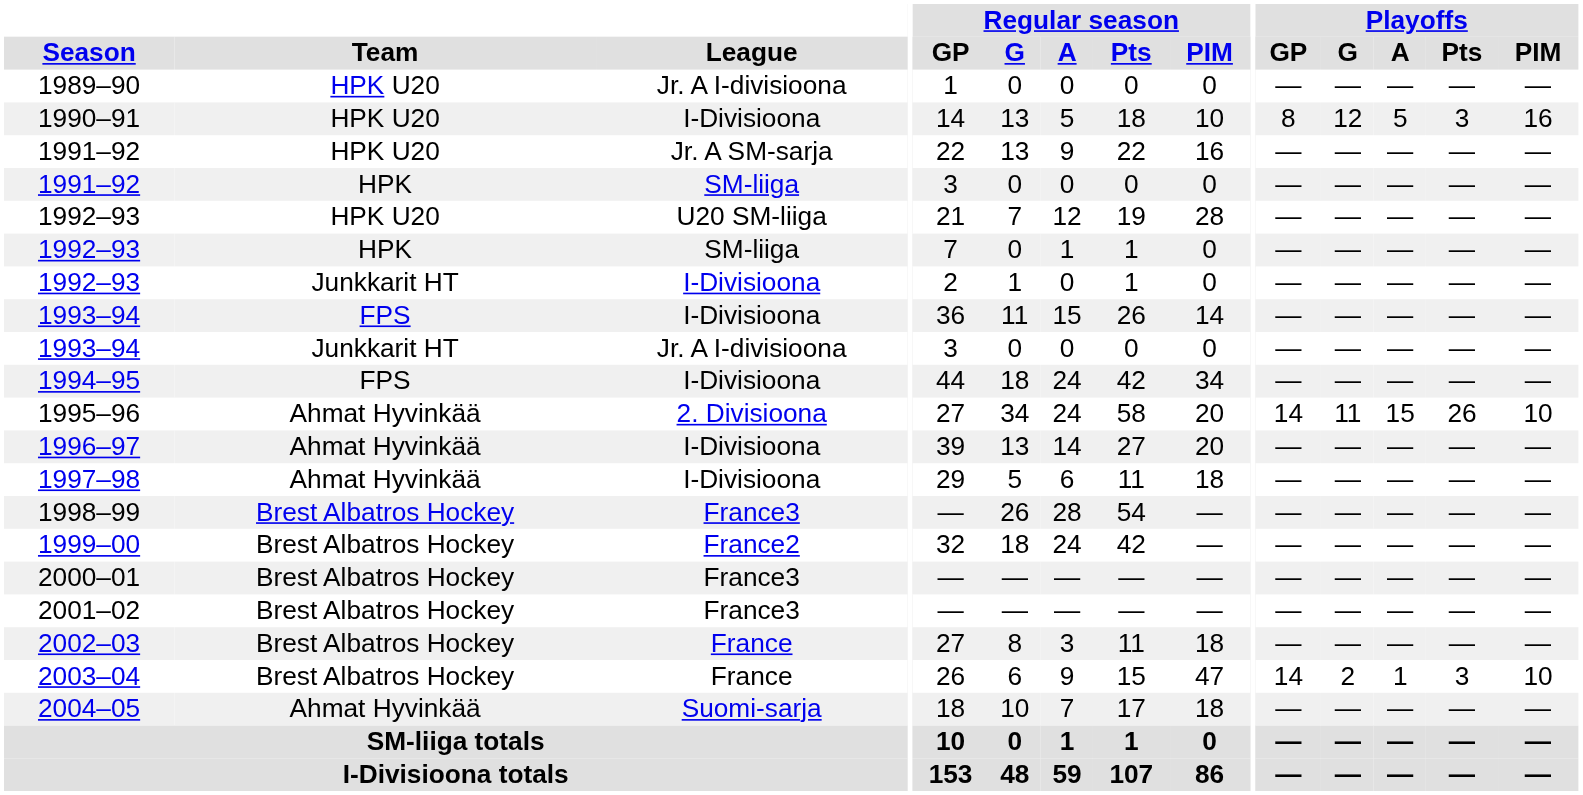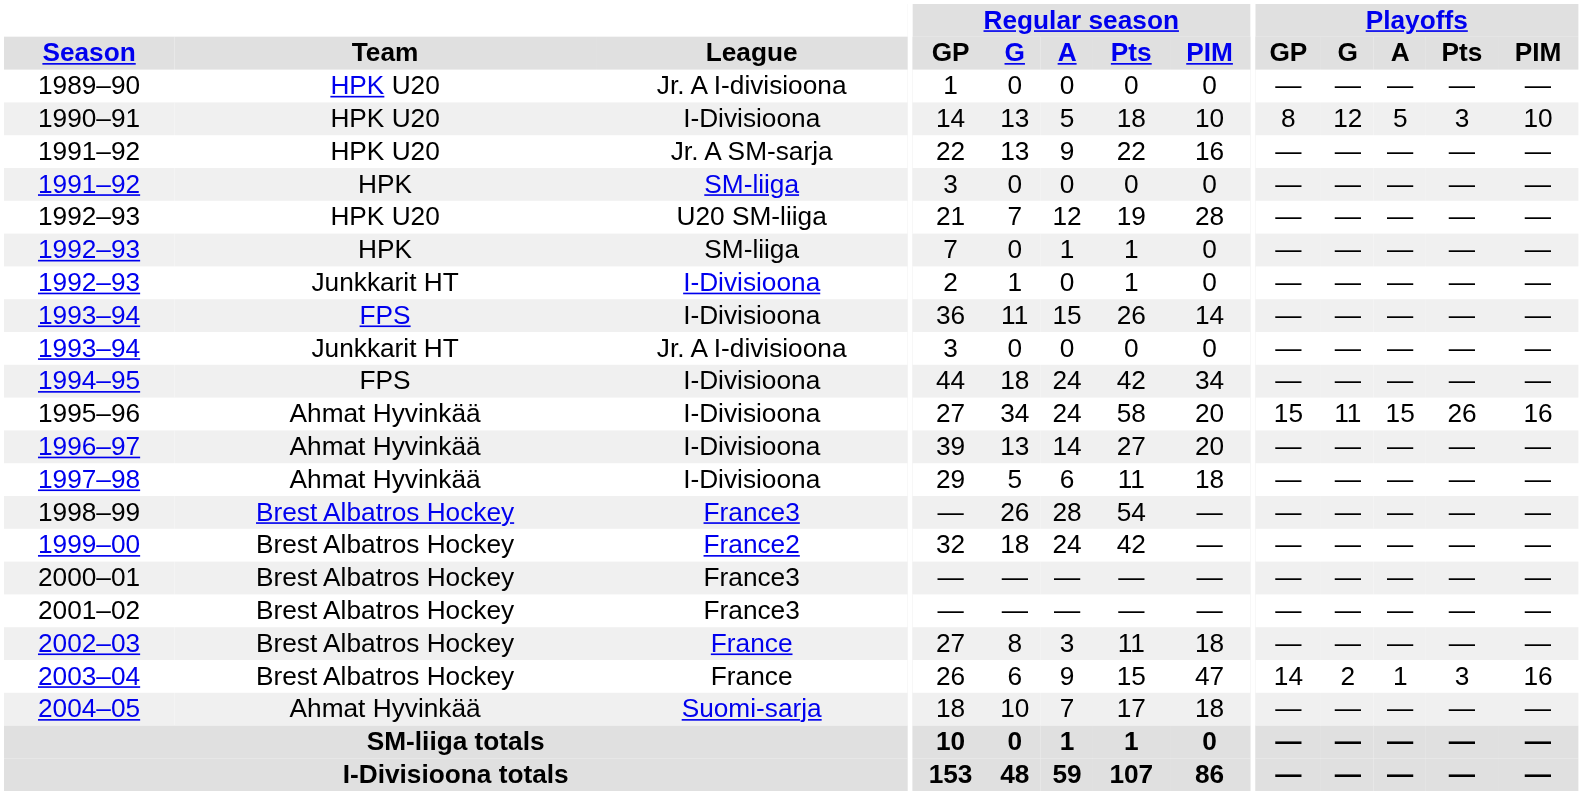(1538, 118) 16 -> (1538, 118) 10
(752, 413) 2. Divisioona -> (752, 413) I-Divisioona
(1288, 413) 14 -> (1288, 413) 15
(1538, 413) 10 -> (1538, 413) 16
(1538, 676) 10 -> (1538, 676) 16
